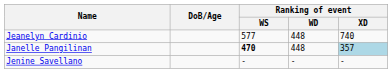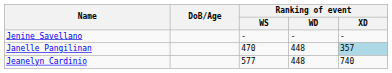rows swapped: (47, 37) <-> (44, 62)
(248, 49) bold -> (248, 49) normal
